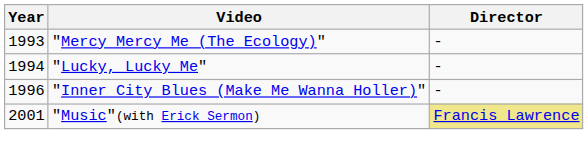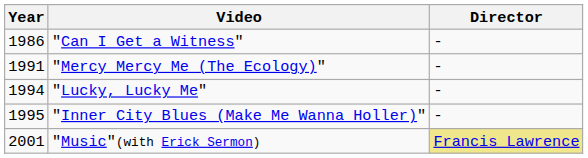+ row: (148, 42)
(26, 42) 1993 -> (26, 67) 1991
(26, 91) 1996 -> (26, 116) 1995
